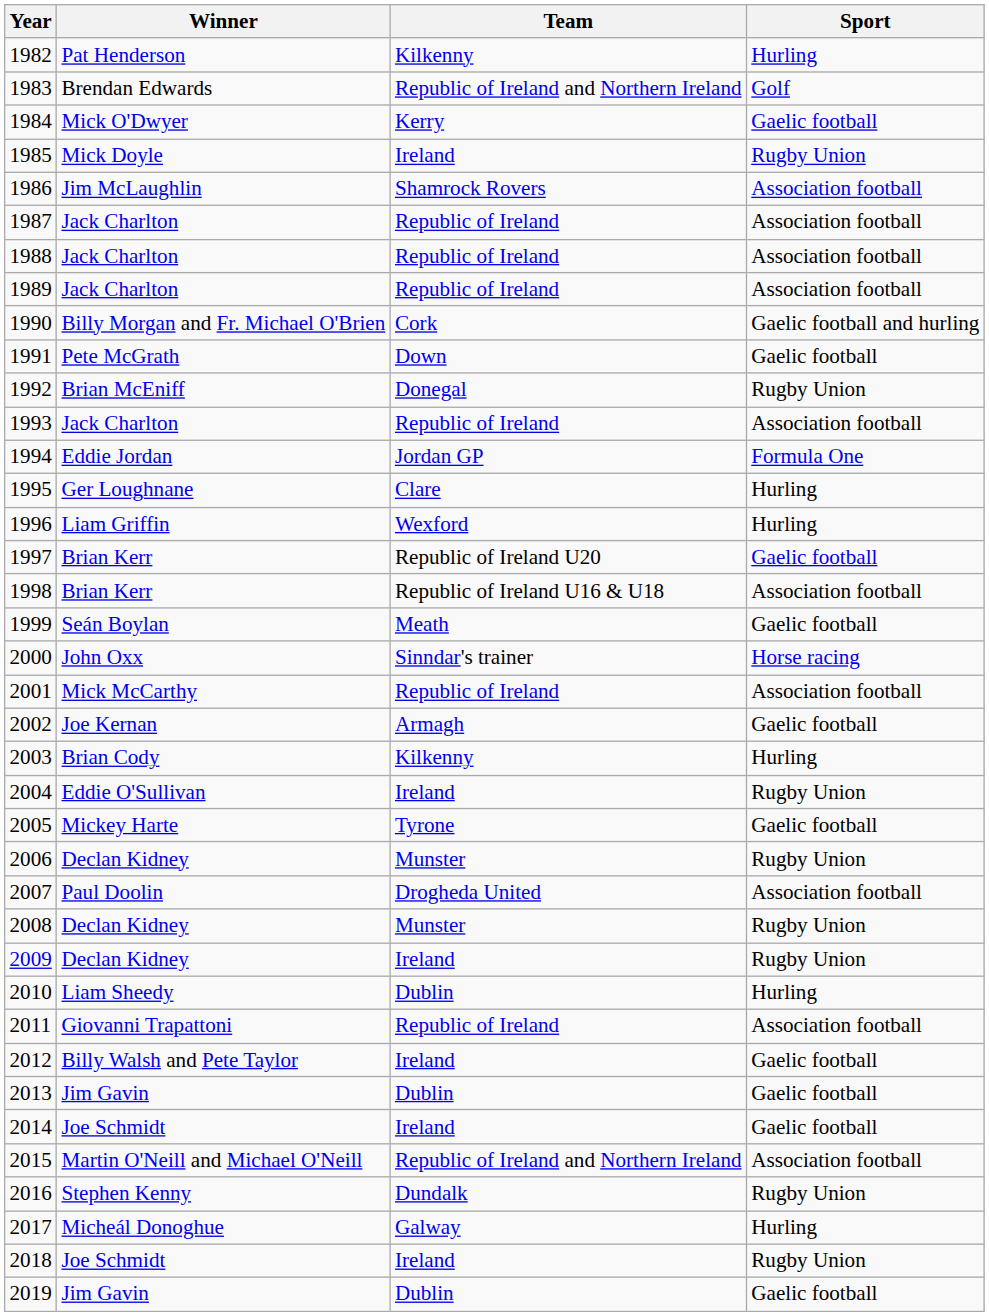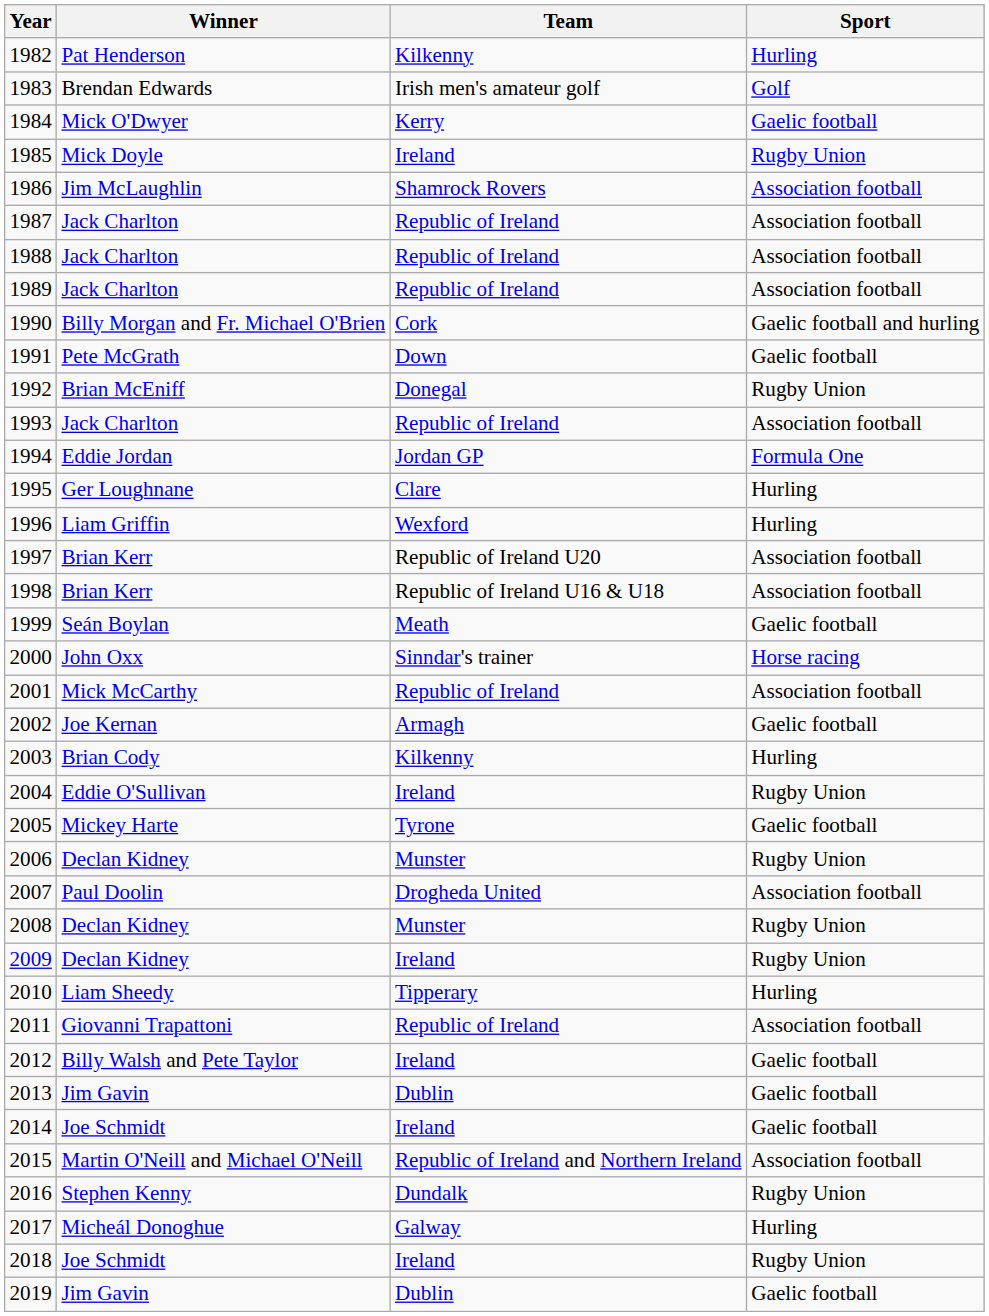(568, 88) Republic of Ireland and Northern Ireland -> (497, 88) Irish men's amateur golf
(814, 557) Gaelic football -> (837, 557) Association football
(424, 992) Dublin -> (436, 992) Tipperary
